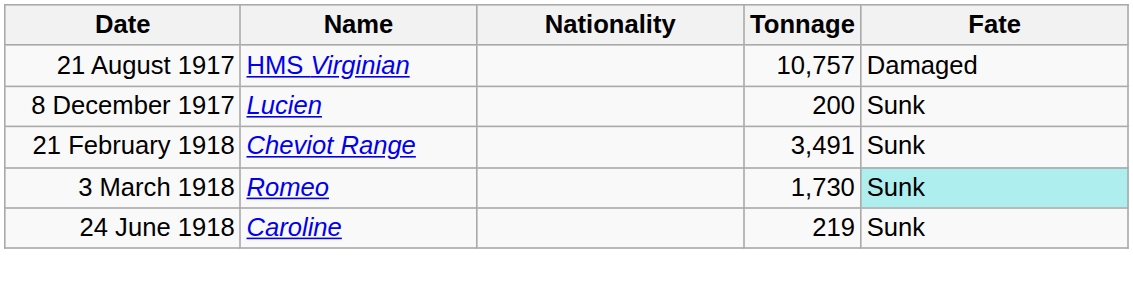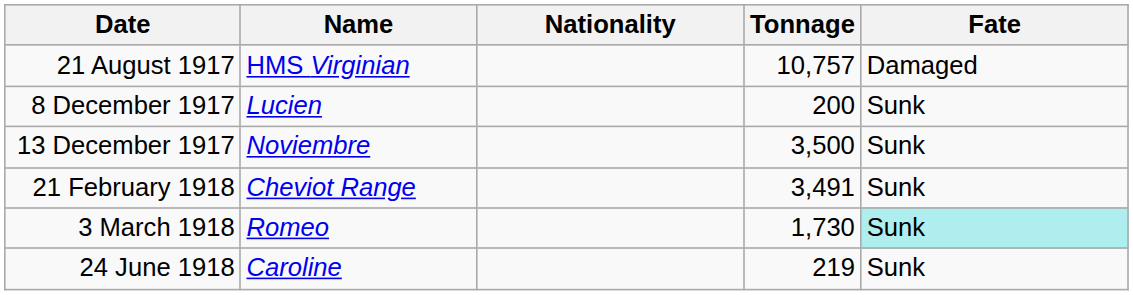+ row: (126, 146)
